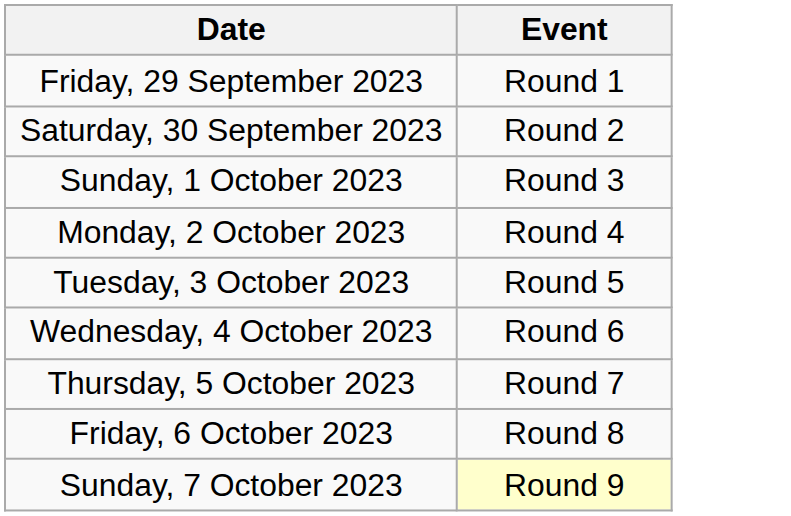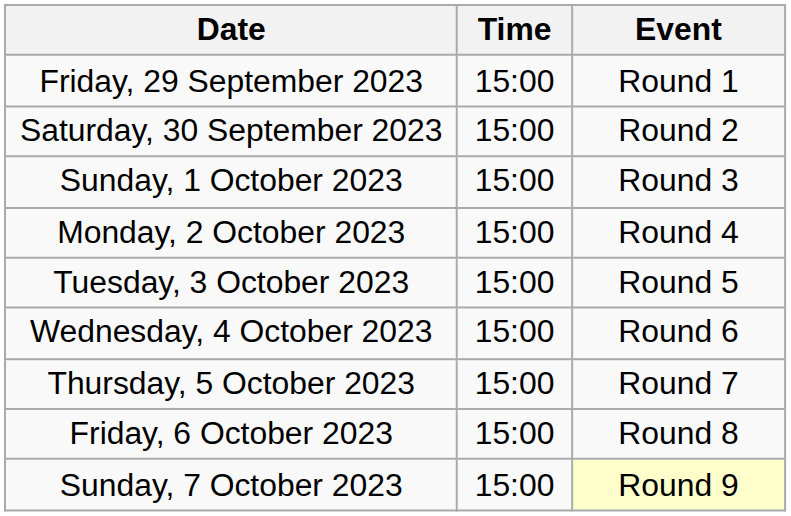+ column: (515, 29)
